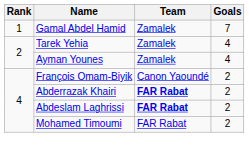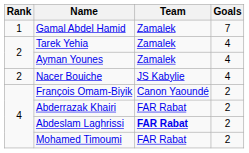+ row: (69, 76)
(162, 92) bold -> (162, 108) normal
